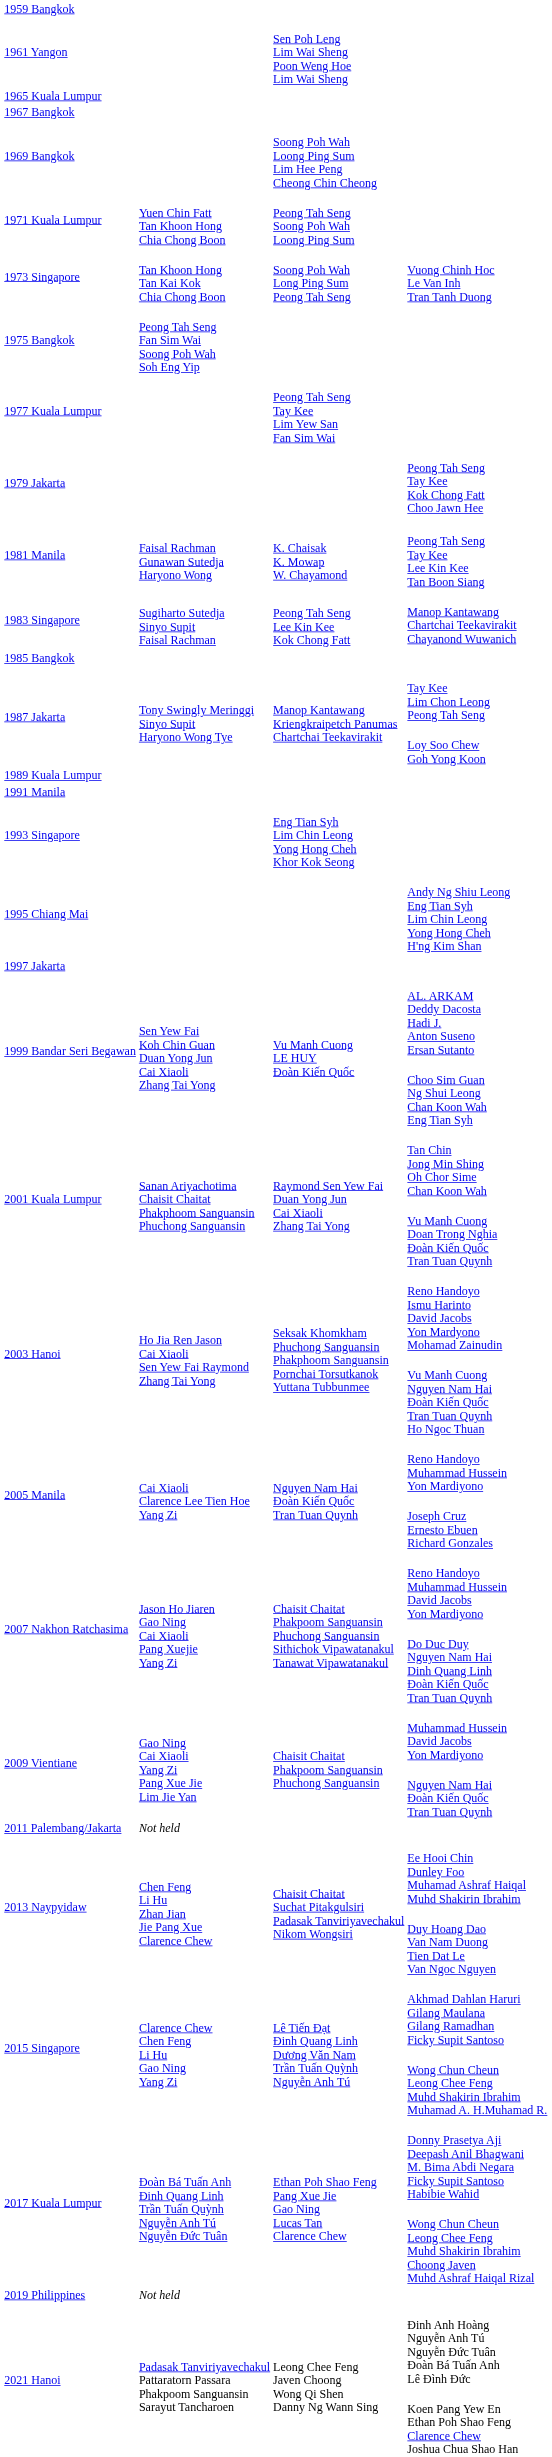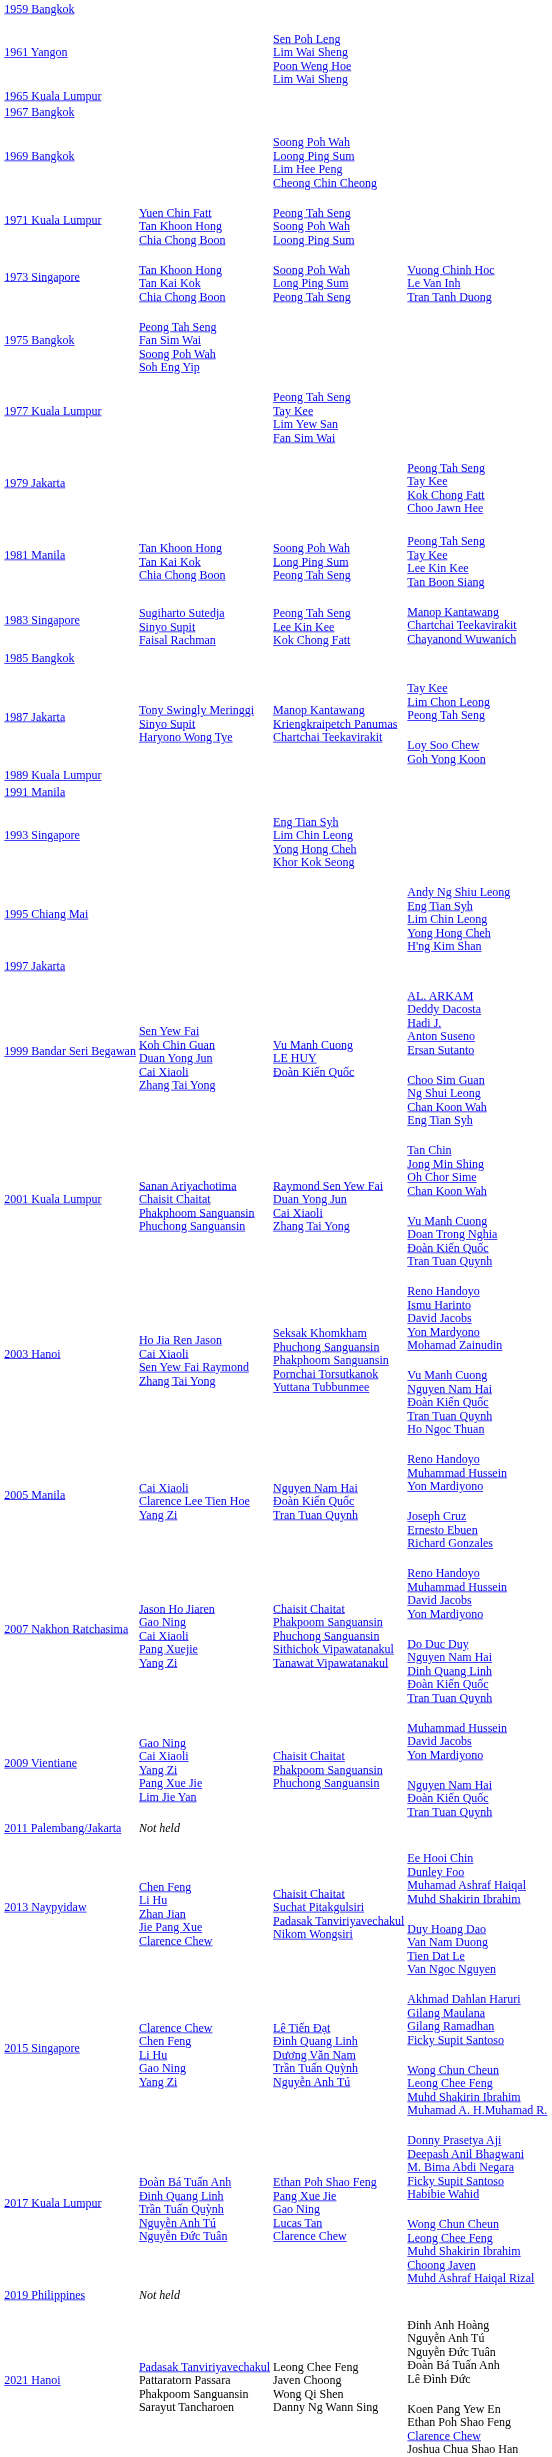(181, 561) Faisal Rachman Gunawan Sutedja Haryono Wong -> (182, 561) Tan Khoon Hong Tan Kai Kok Chia Chong Boon
(310, 561) K. Chaisak K. Mowap W. Chayamond -> (312, 561) Soong Poh Wah Long Ping Sum Peong Tah Seng
